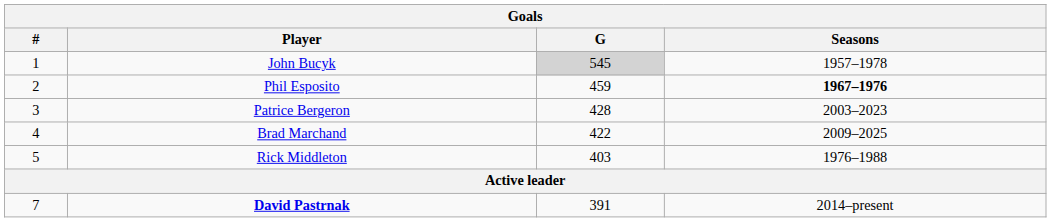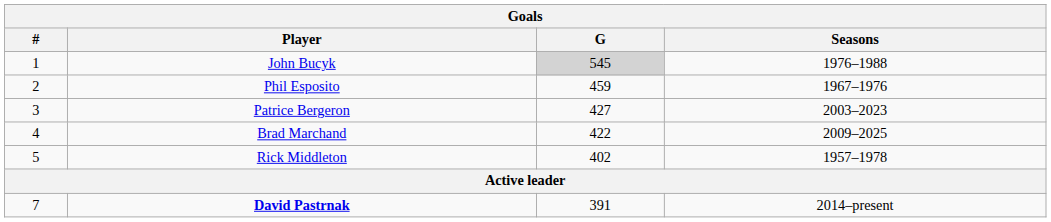(855, 63) 1957–1978 -> (855, 63) 1976–1988
(855, 87) bold -> (855, 87) normal
(600, 110) 428 -> (600, 110) 427
(600, 157) 403 -> (600, 157) 402
(855, 157) 1976–1988 -> (855, 157) 1957–1978
